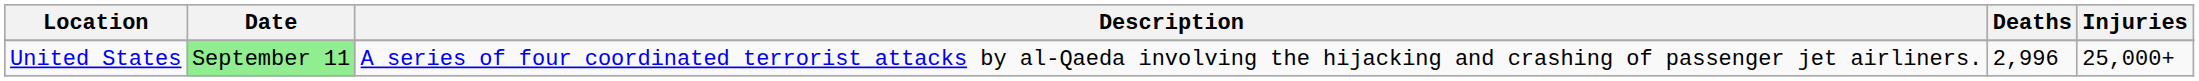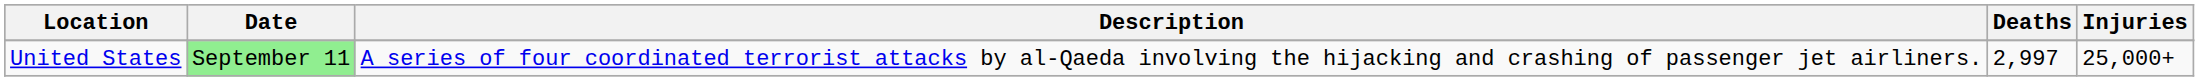(2026, 59) 2,996 -> (2026, 59) 2,997
